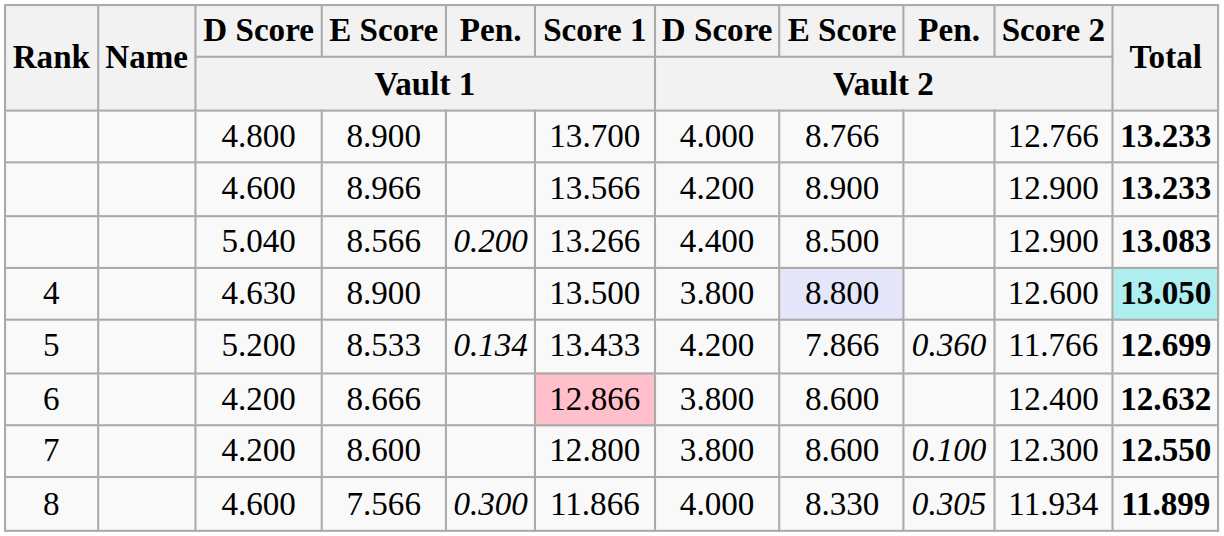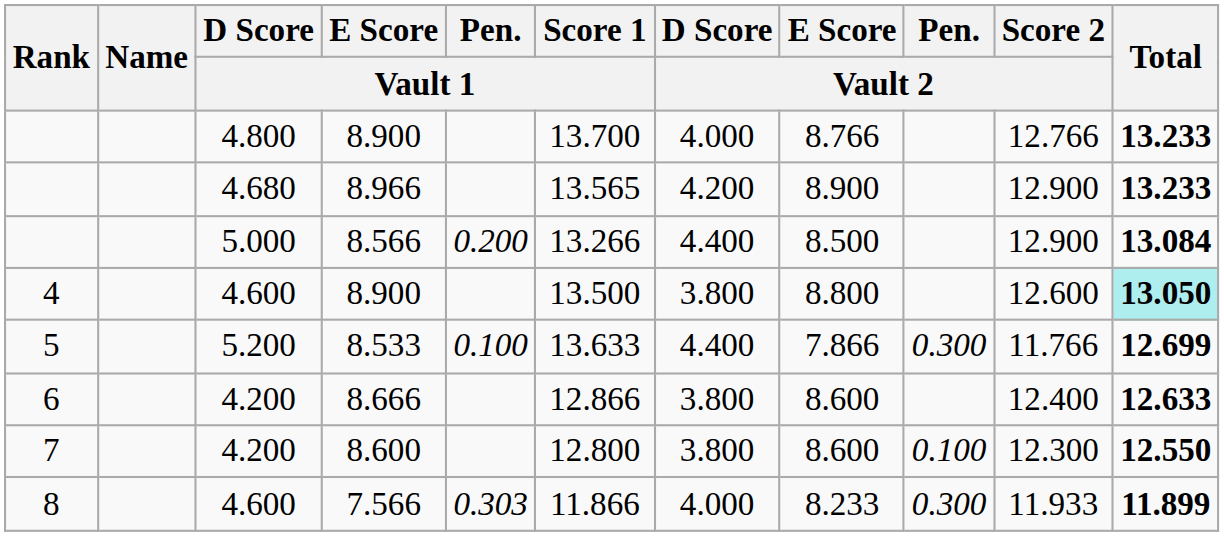(259, 188) 4.600 -> (259, 188) 4.680
(595, 188) 13.566 -> (595, 188) 13.565
(259, 240) 5.040 -> (259, 240) 5.000
(1166, 240) 13.083 -> (1166, 240) 13.084
(259, 293) 4.630 -> (259, 293) 4.600
(842, 293) lavender background -> (842, 293) no background
(491, 345) 0.134 -> (491, 345) 0.100
(595, 345) 13.433 -> (595, 345) 13.633
(717, 345) 4.200 -> (717, 345) 4.400
(949, 345) 0.360 -> (949, 345) 0.300
(595, 398) pink background -> (595, 398) no background
(1166, 398) 12.632 -> (1166, 398) 12.633
(491, 503) 0.300 -> (491, 503) 0.303
(842, 503) 8.330 -> (842, 503) 8.233
(949, 503) 0.305 -> (949, 503) 0.300
(1053, 503) 11.934 -> (1053, 503) 11.933
